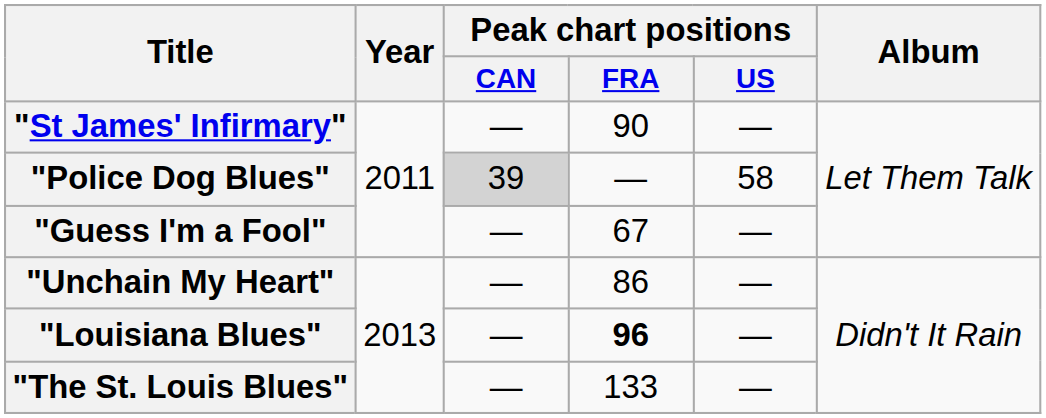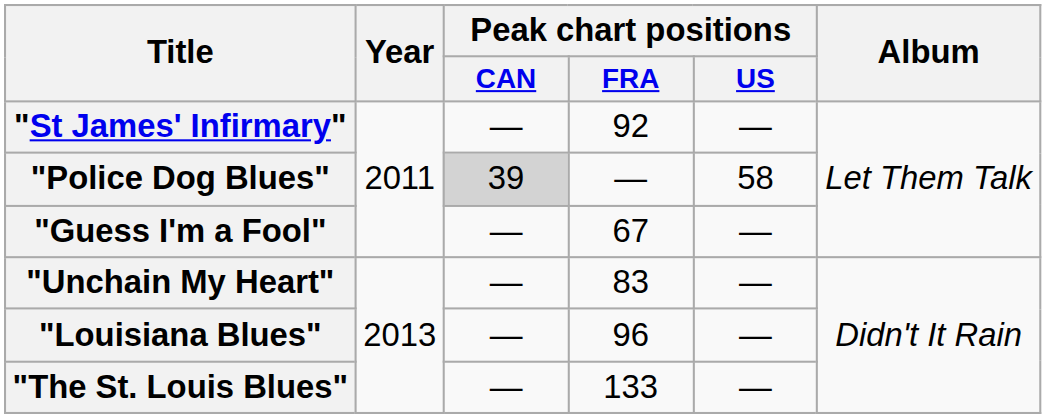(631, 126) 90 -> (631, 126) 92
(631, 282) 86 -> (631, 282) 83
(631, 334) bold -> (631, 334) normal
